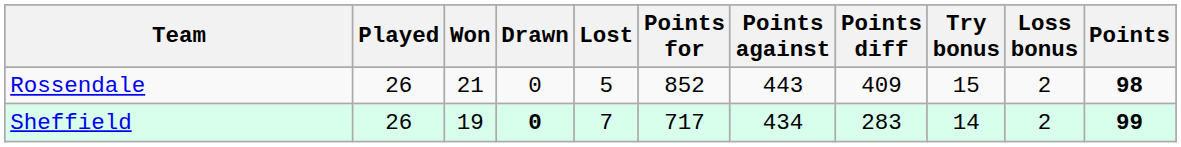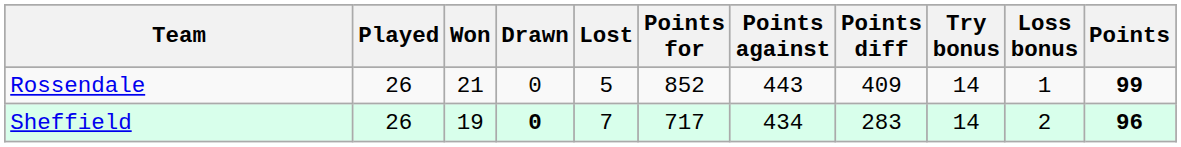(966, 86) 15 -> (966, 86) 14
(1045, 86) 2 -> (1045, 86) 1
(1129, 86) 98 -> (1129, 86) 99
(1129, 122) 99 -> (1129, 122) 96
